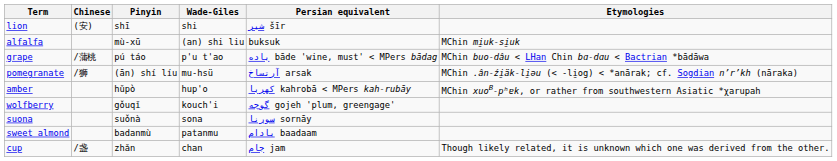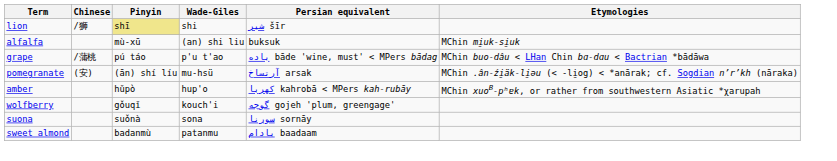(83, 26) (安) -> (80, 26) /狮
(122, 27) no background -> (122, 27) khaki background
(80, 73) /狮 -> (83, 73) (安)
- row: (14, 148)
